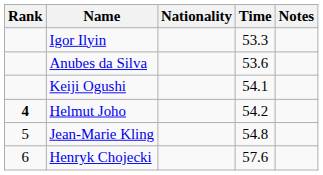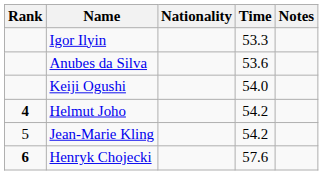(255, 87) 54.1 -> (255, 87) 54.0
(255, 134) 54.8 -> (255, 134) 54.2
(25, 157) normal -> (25, 157) bold
